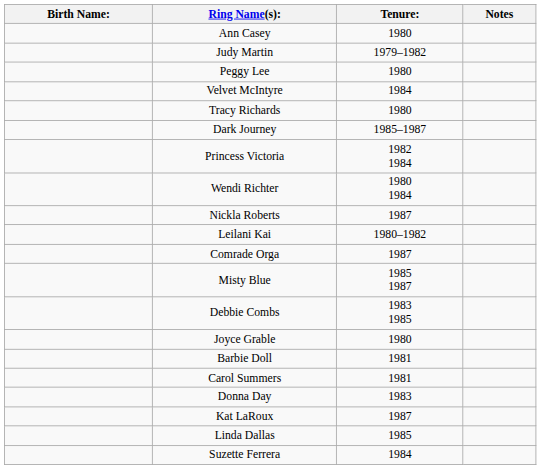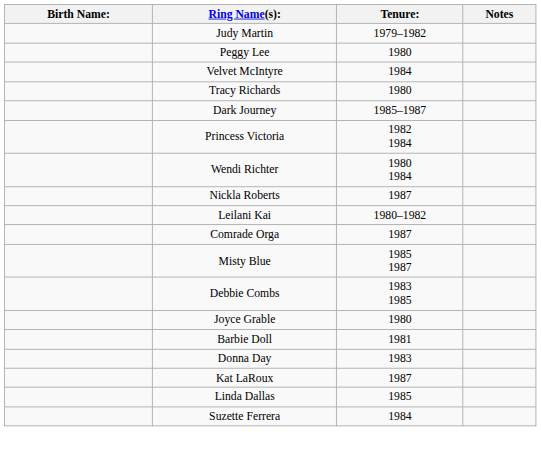- row: (245, 33)
- row: (245, 377)
